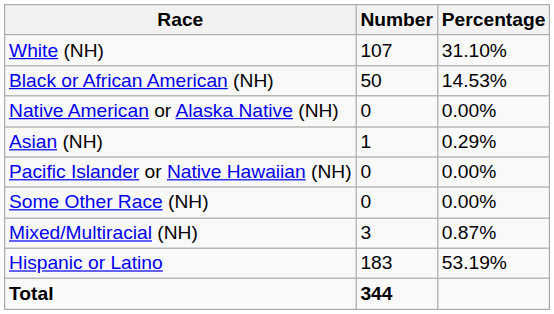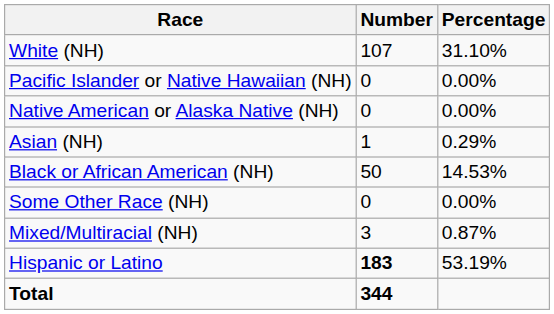rows swapped: (141, 80) <-> (180, 171)
(376, 263) normal -> (376, 263) bold
